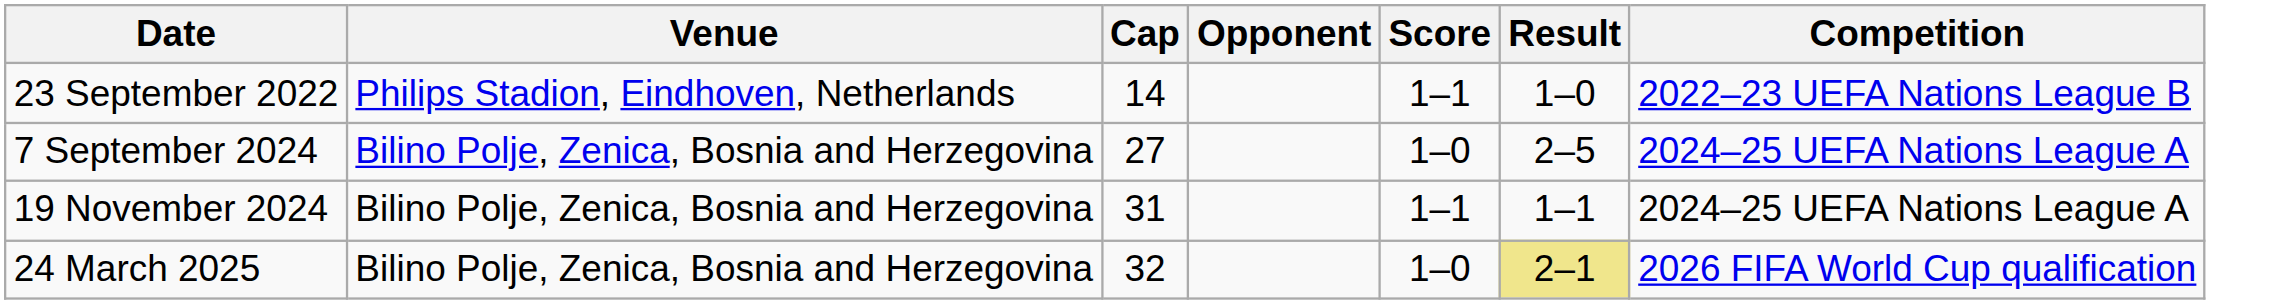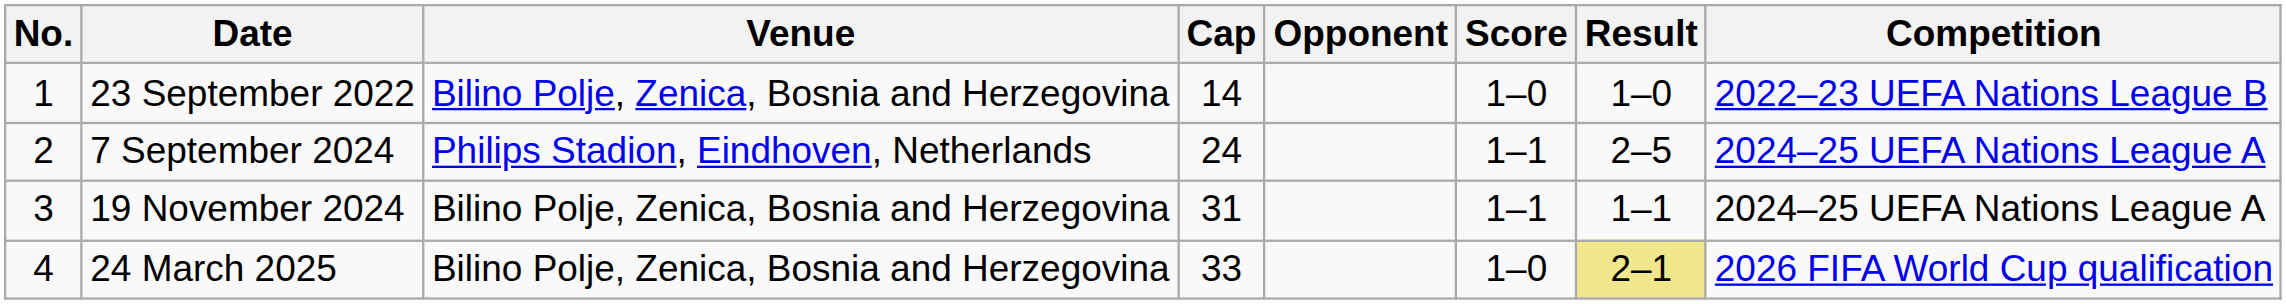+ column: (43, 33)
(685, 92) Philips Stadion, Eindhoven, Netherlands -> (801, 92) Bilino Polje, Zenica, Bosnia and Herzegovina
(1440, 92) 1–1 -> (1516, 92) 1–0
(724, 151) Bilino Polje, Zenica, Bosnia and Herzegovina -> (762, 151) Philips Stadion, Eindhoven, Netherlands
(1145, 151) 27 -> (1222, 151) 24
(1440, 151) 1–0 -> (1516, 151) 1–1
(1145, 268) 32 -> (1222, 268) 33
